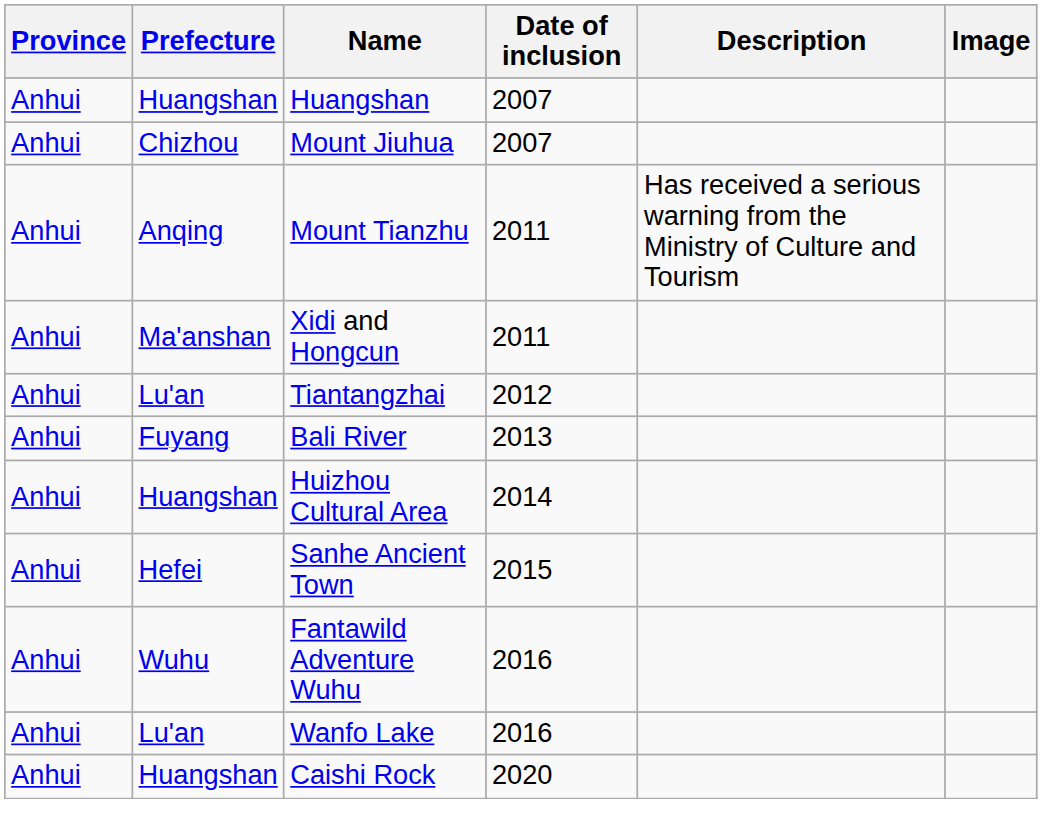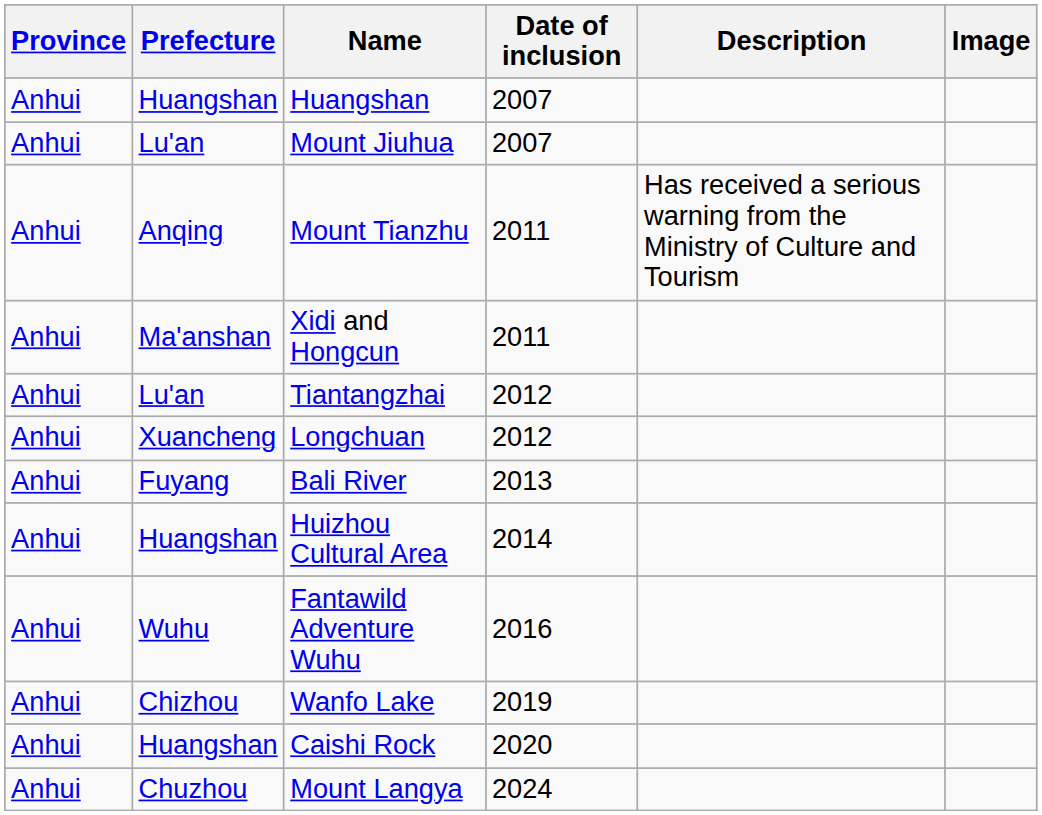(188, 142) Chizhou -> (171, 142) Lu'an
+ row: (358, 437)
- row: (378, 570)
(171, 732) Lu'an -> (188, 702) Chizhou
(522, 732) 2016 -> (522, 702) 2019
+ row: (376, 788)
